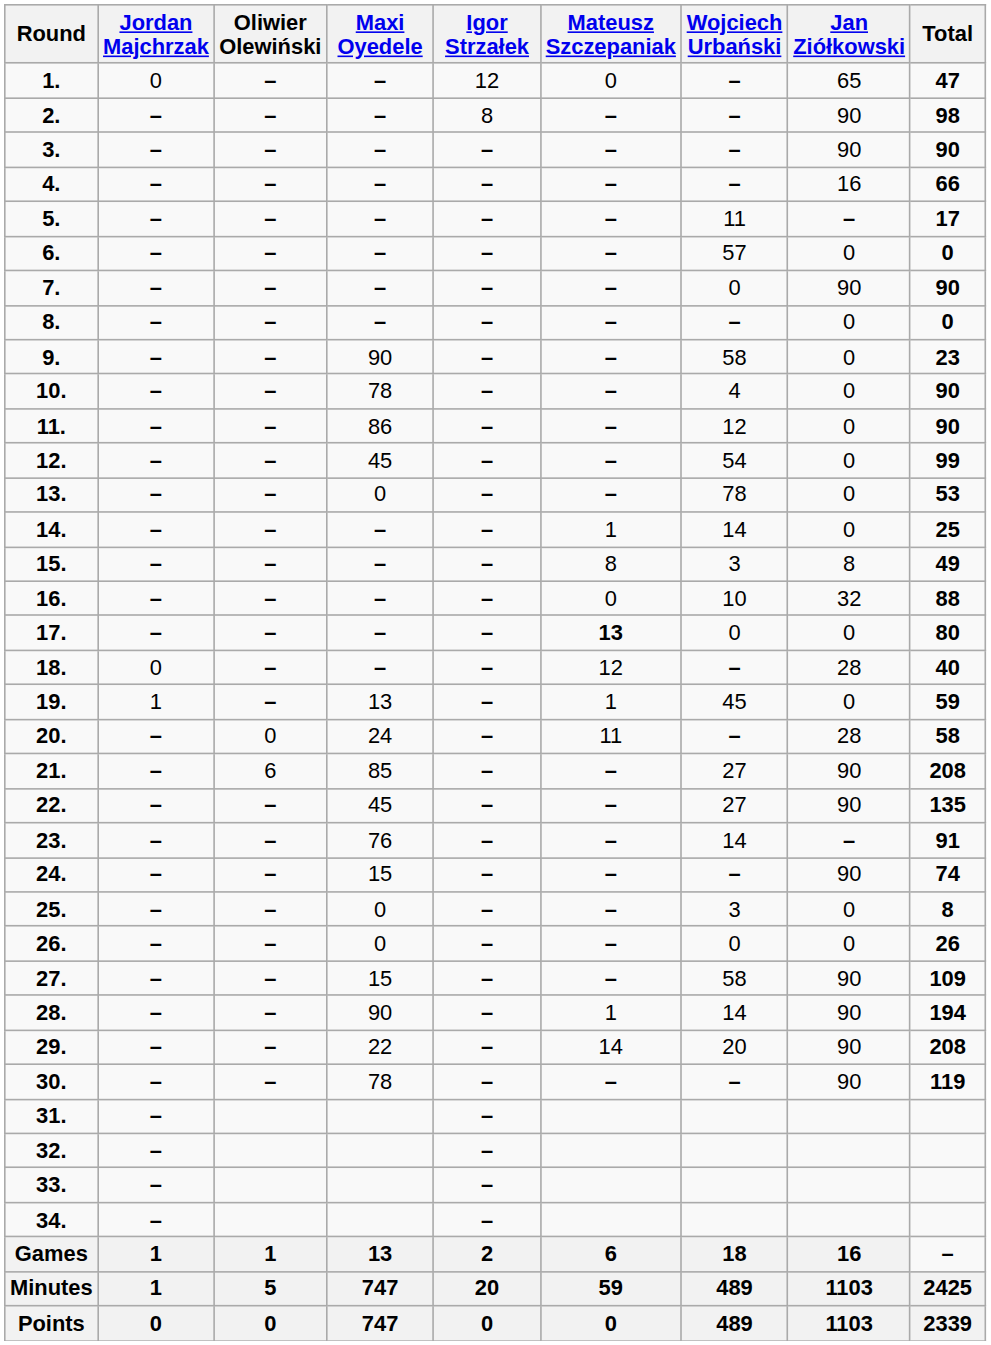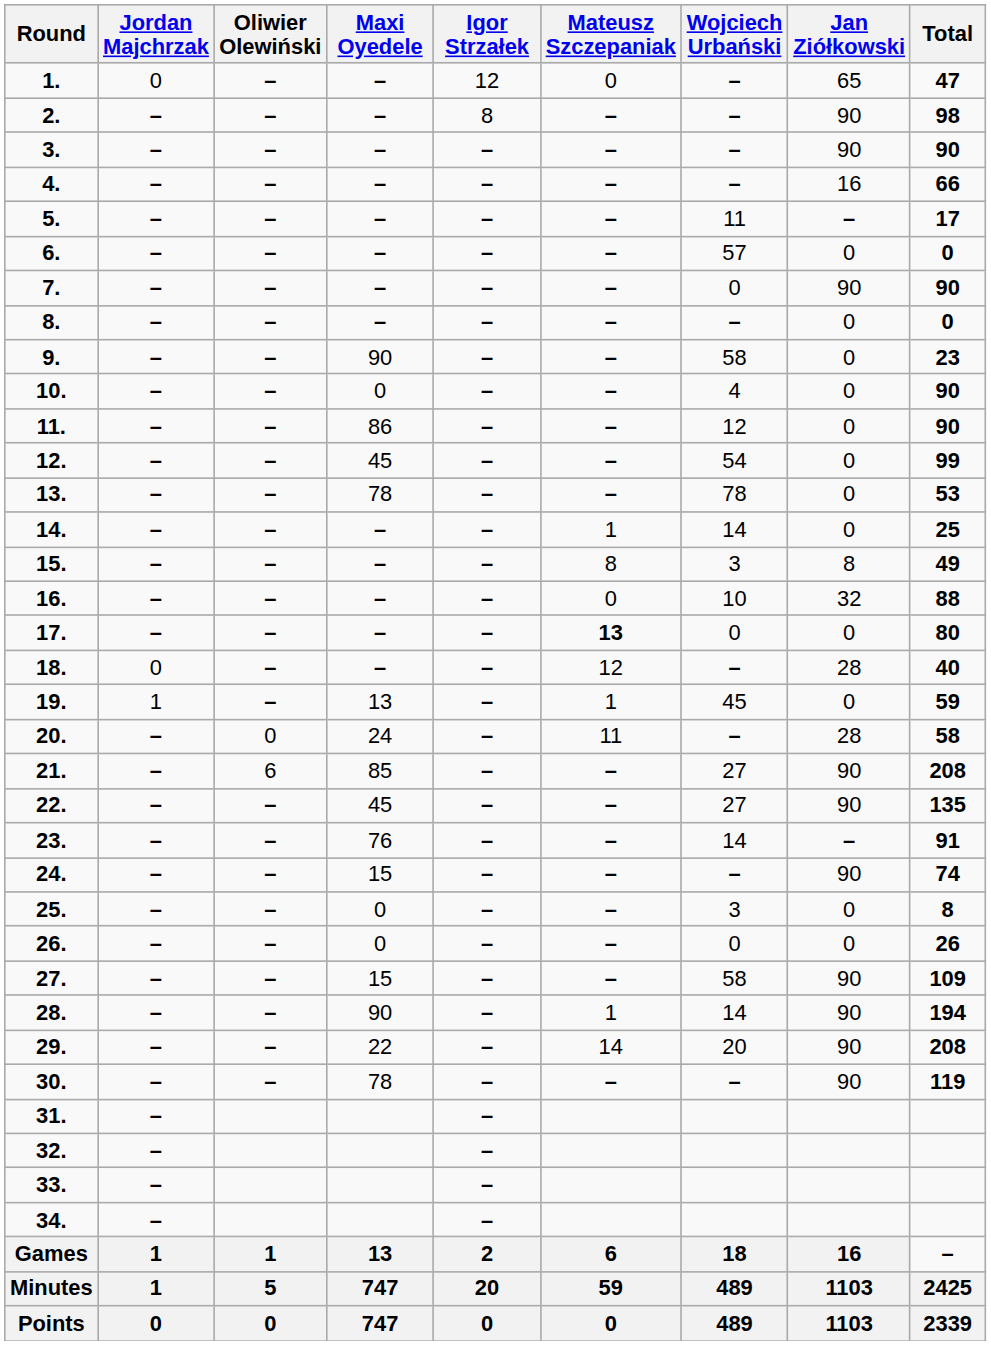(380, 391) 78 -> (380, 391) 0
(380, 494) 0 -> (380, 494) 78
